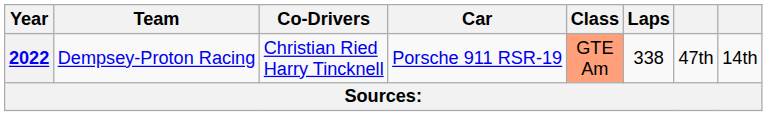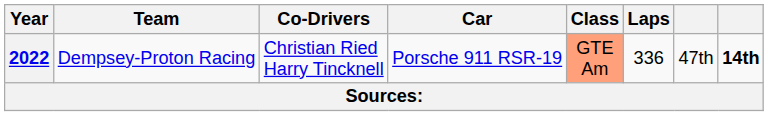(649, 58) 338 -> (649, 58) 336
(740, 58) normal -> (741, 58) bold
